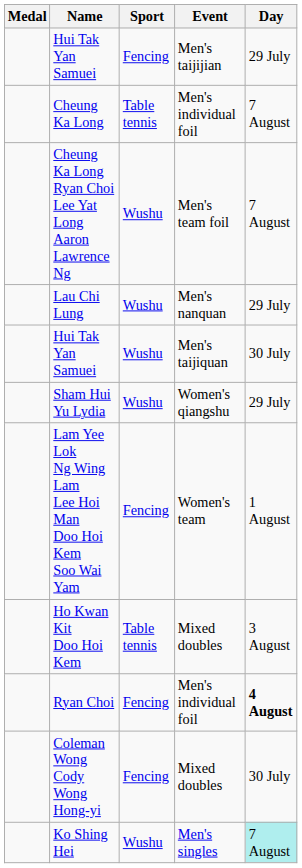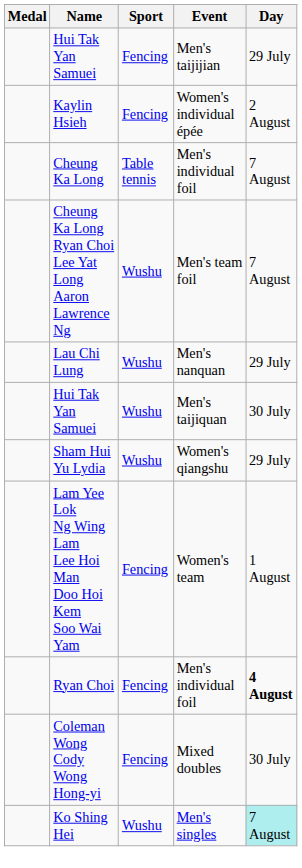+ row: (73, 114)
- row: (81, 636)
